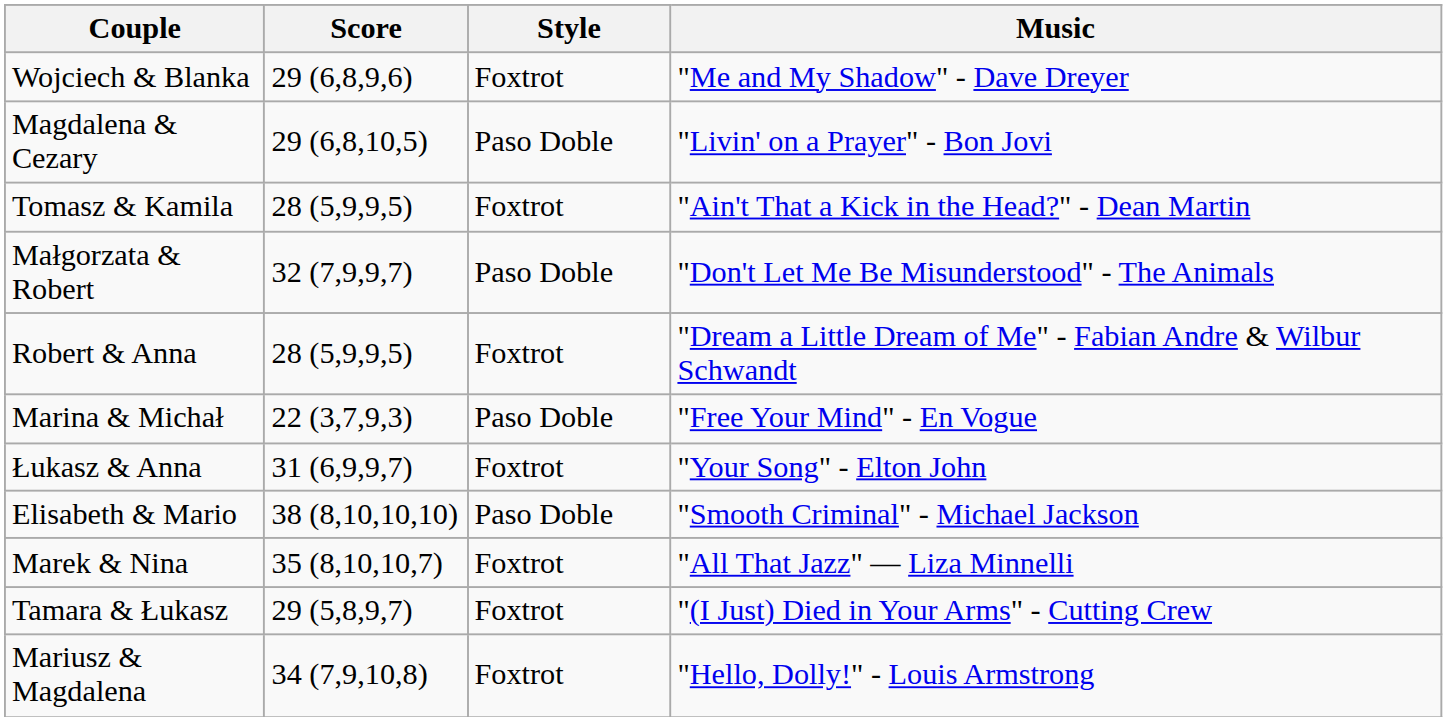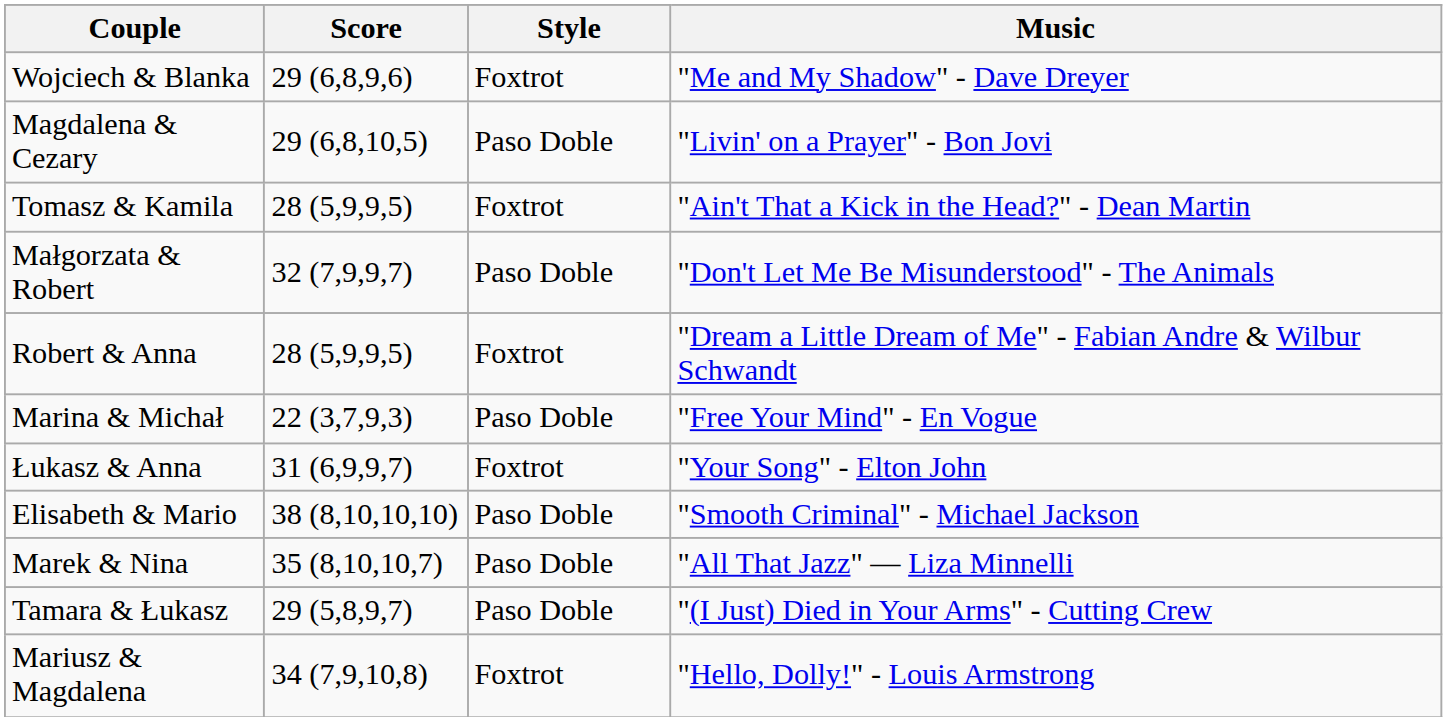(519, 562) Foxtrot -> (544, 562) Paso Doble
(519, 610) Foxtrot -> (544, 610) Paso Doble
